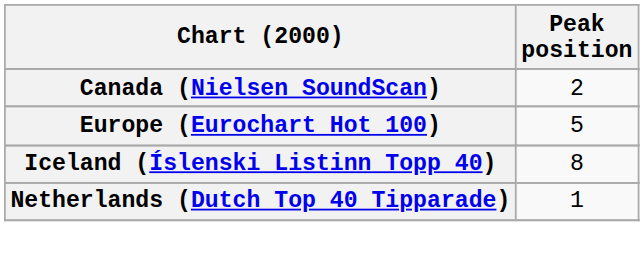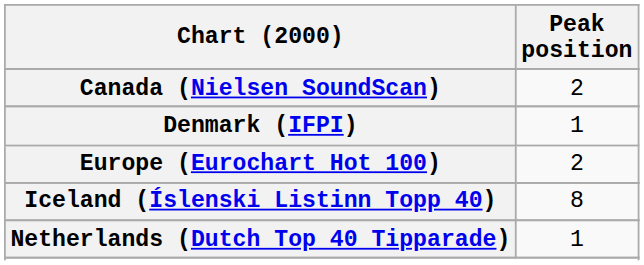+ row: (260, 126)
(577, 126) 5 -> (577, 164) 2
